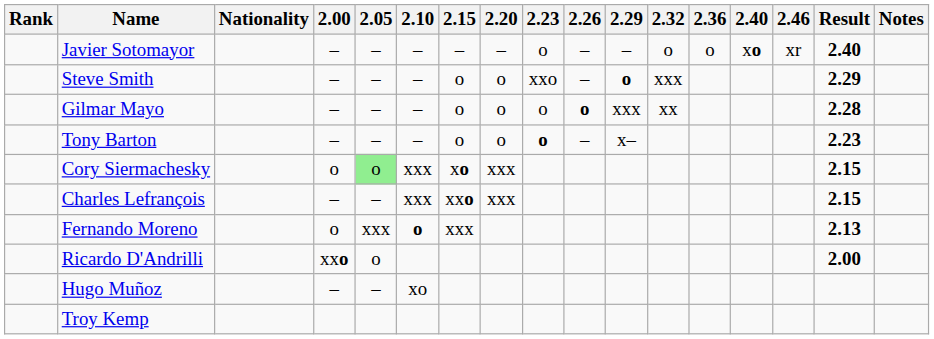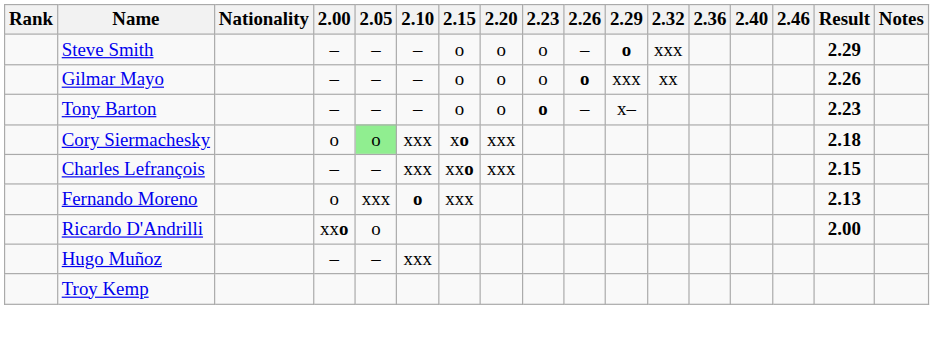- row: (128, 49)
(543, 79) xxo -> (543, 49) o
(844, 109) 2.28 -> (844, 79) 2.26
(844, 169) 2.15 -> (844, 139) 2.18
(418, 288) xo -> (418, 259) xxx
